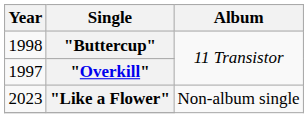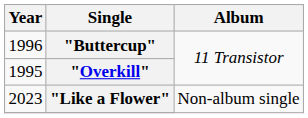(25, 44) 1998 -> (25, 44) 1996
(25, 71) 1997 -> (25, 71) 1995
